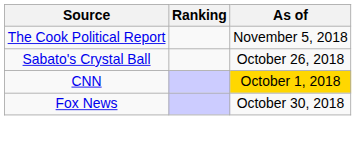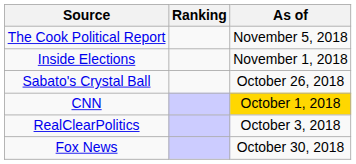+ row: (87, 59)
+ row: (87, 125)
